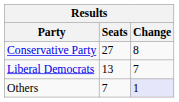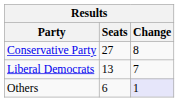(105, 87) 7 -> (105, 87) 6
